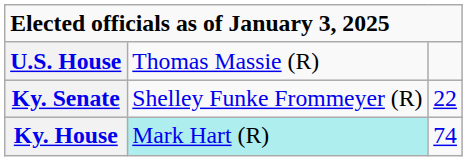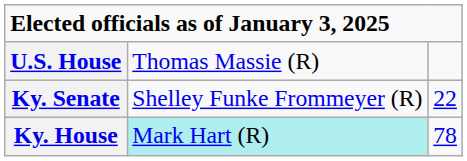(445, 135) 74 -> (445, 135) 78
